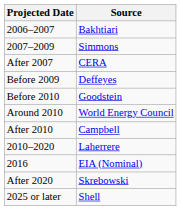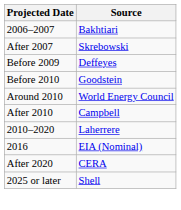- row: (31, 46)
(93, 63) CERA -> (104, 46) Skrebowski
(104, 180) Skrebowski -> (93, 163) CERA
